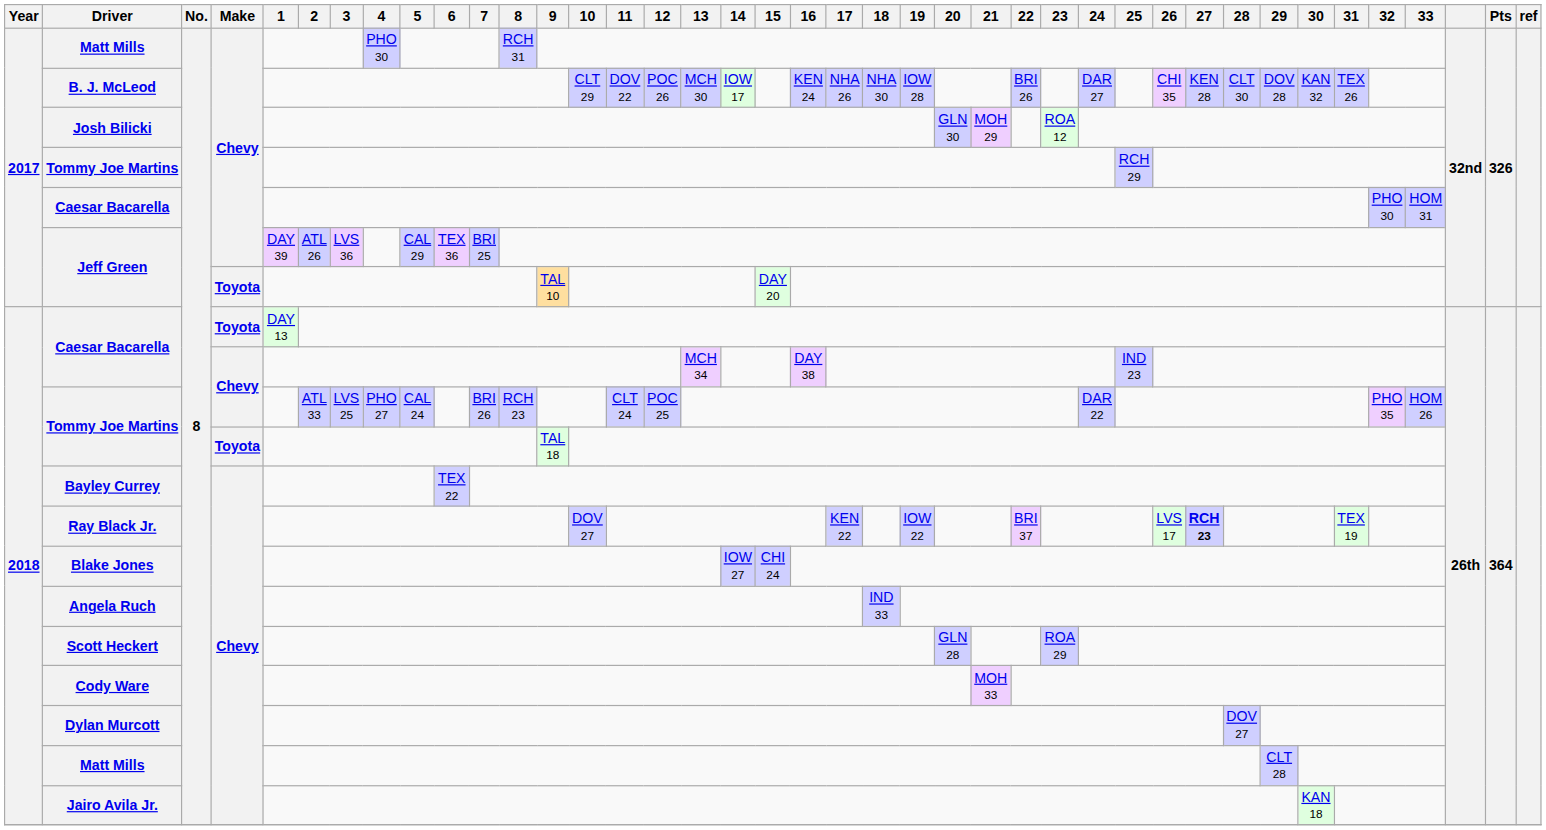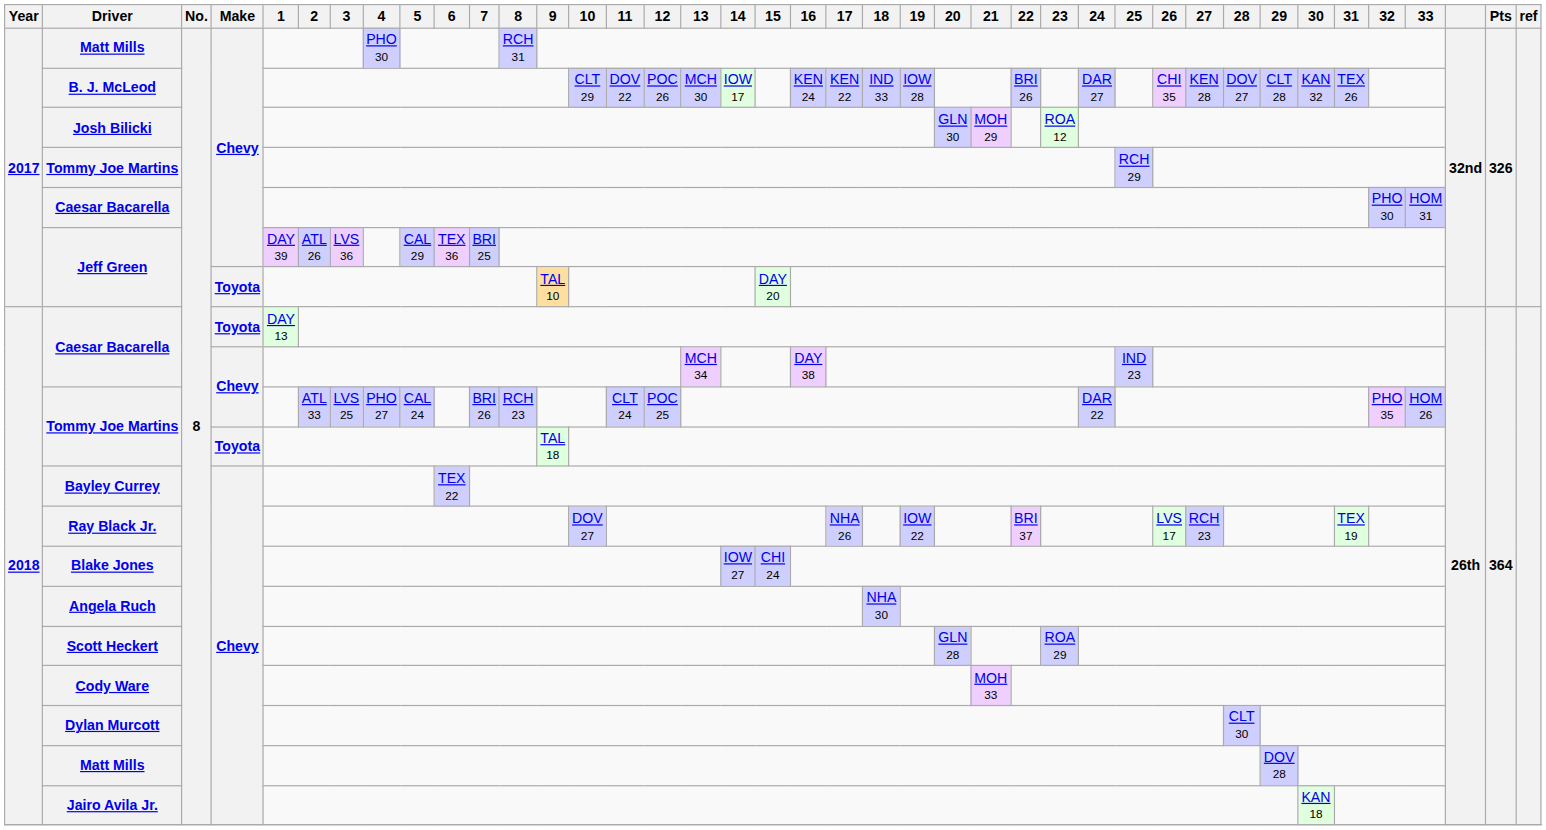(845, 87) NHA 26 -> (845, 87) KEN 22
(881, 87) NHA 30 -> (881, 87) IND 33
(1242, 87) CLT 30 -> (1242, 87) DOV 27
(1279, 87) DOV 28 -> (1279, 87) CLT 28
(845, 526) KEN 22 -> (845, 526) NHA 26
(1204, 526) bold -> (1204, 526) normal
(881, 605) IND 33 -> (881, 605) NHA 30
(1242, 725) DOV 27 -> (1242, 725) CLT 30
(1279, 765) CLT 28 -> (1279, 765) DOV 28
